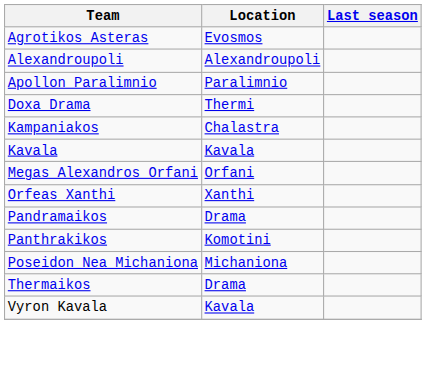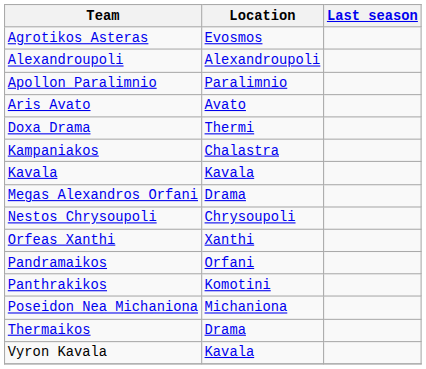+ row: (49, 106)
(229, 173) Orfani -> (225, 195) Drama
+ row: (82, 218)
(225, 218) Drama -> (229, 263) Orfani
